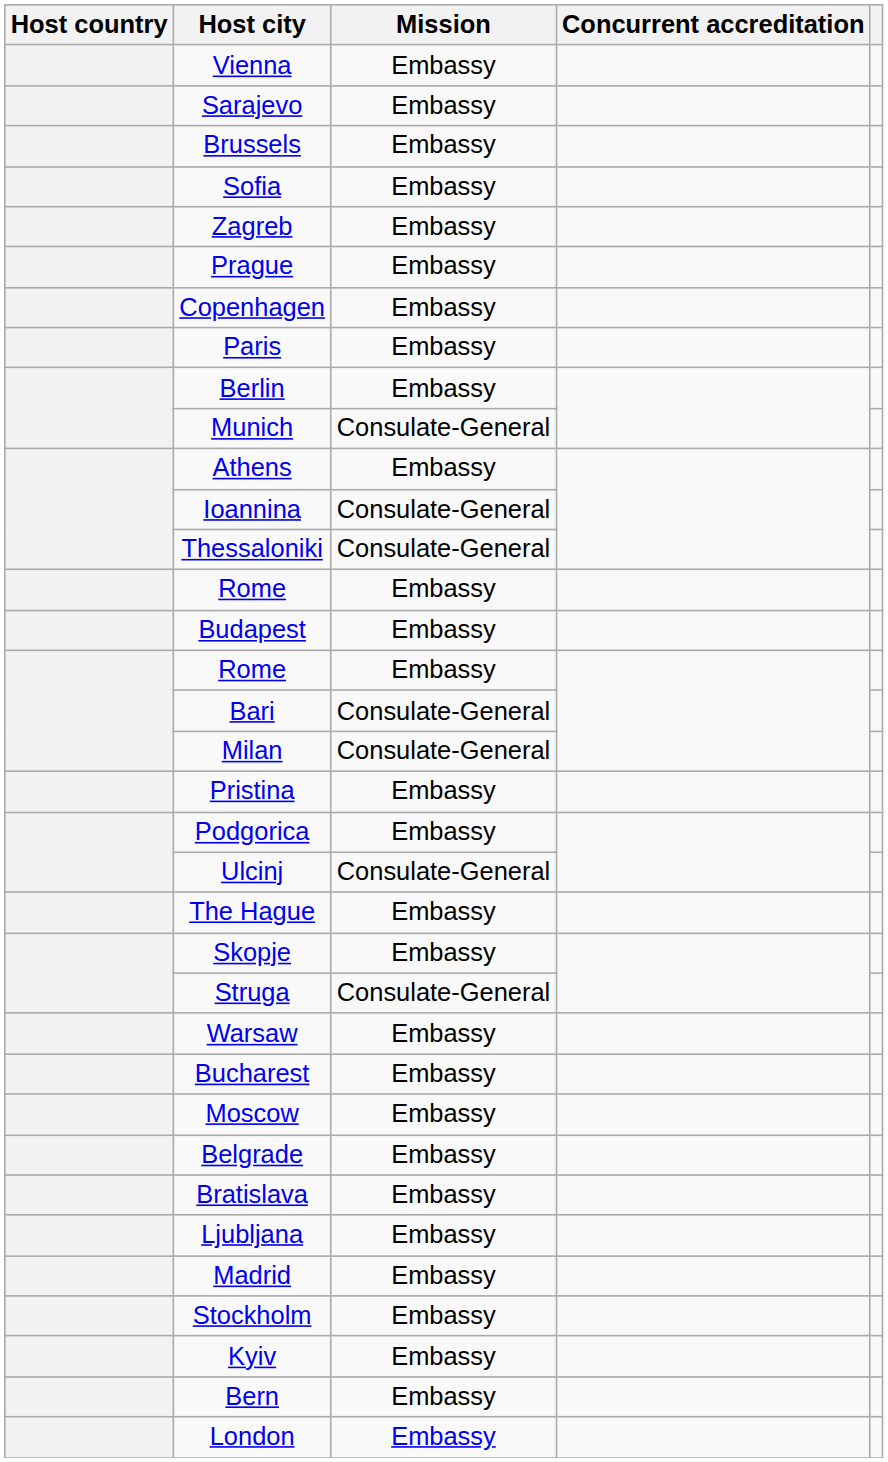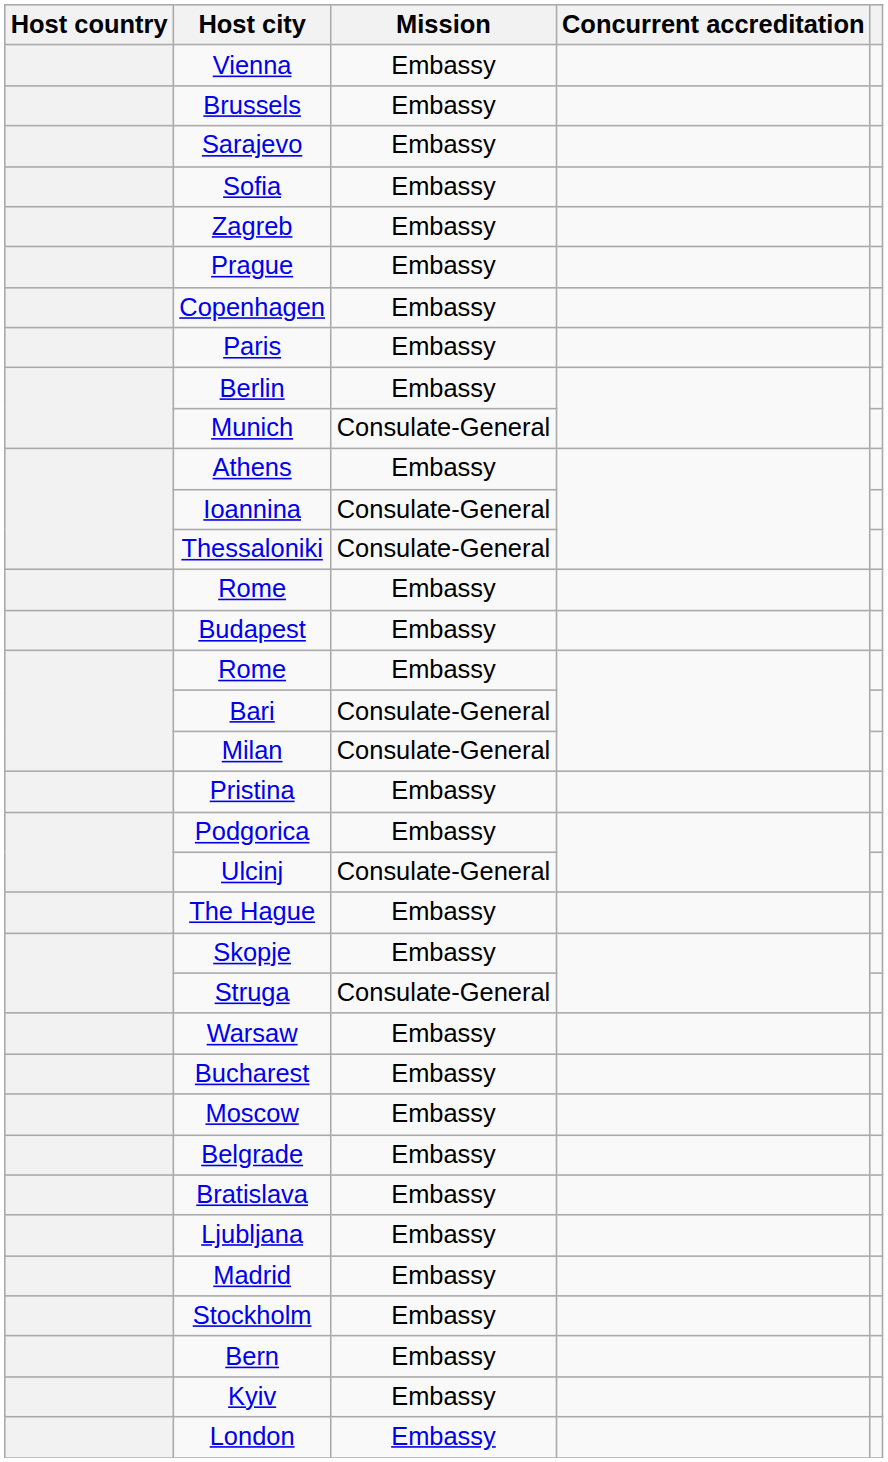rows swapped: (252, 145) <-> (252, 105)
rows swapped: (252, 1396) <-> (252, 1356)
